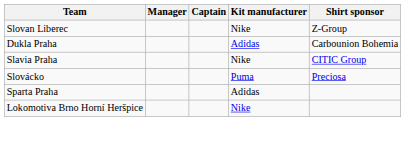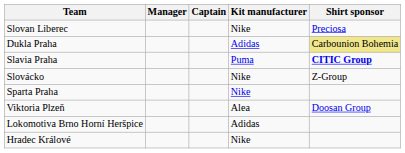(329, 28) Z-Group -> (329, 28) Preciosa
(355, 44) no background -> (355, 44) khaki background
(241, 60) Nike -> (242, 60) Puma
(339, 60) normal -> (342, 60) bold
(242, 76) Puma -> (241, 76) Nike
(329, 76) Preciosa -> (329, 76) Z-Group
(245, 92) Adidas -> (241, 92) Nike
+ row: (36, 108)
(241, 108) Nike -> (245, 124) Adidas
+ row: (39, 140)
